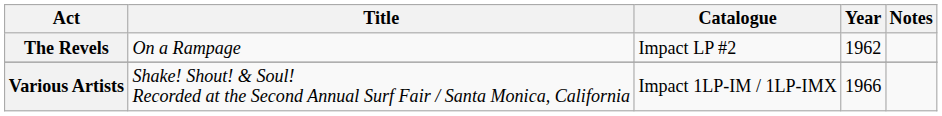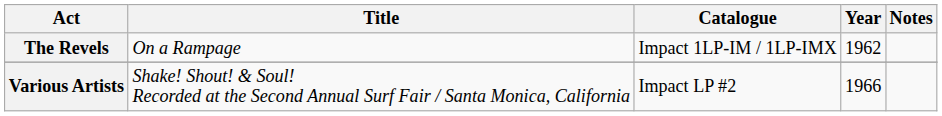(687, 47) Impact LP #2 -> (738, 47) Impact 1LP-IM / 1LP-IMX
(738, 86) Impact 1LP-IM / 1LP-IMX -> (687, 86) Impact LP #2
